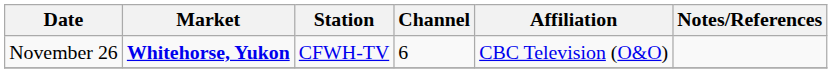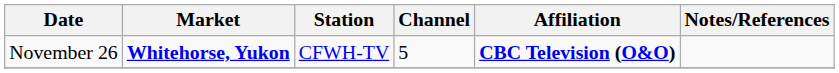(403, 51) 6 -> (403, 51) 5
(574, 51) normal -> (577, 51) bold
